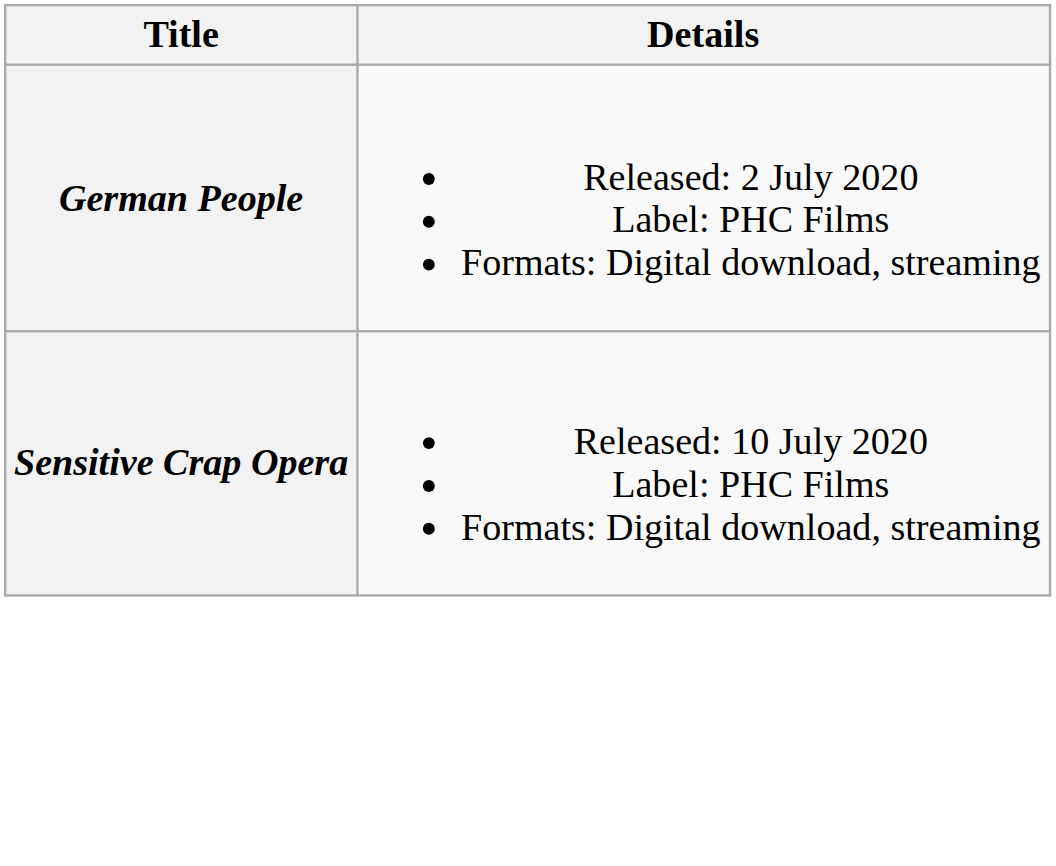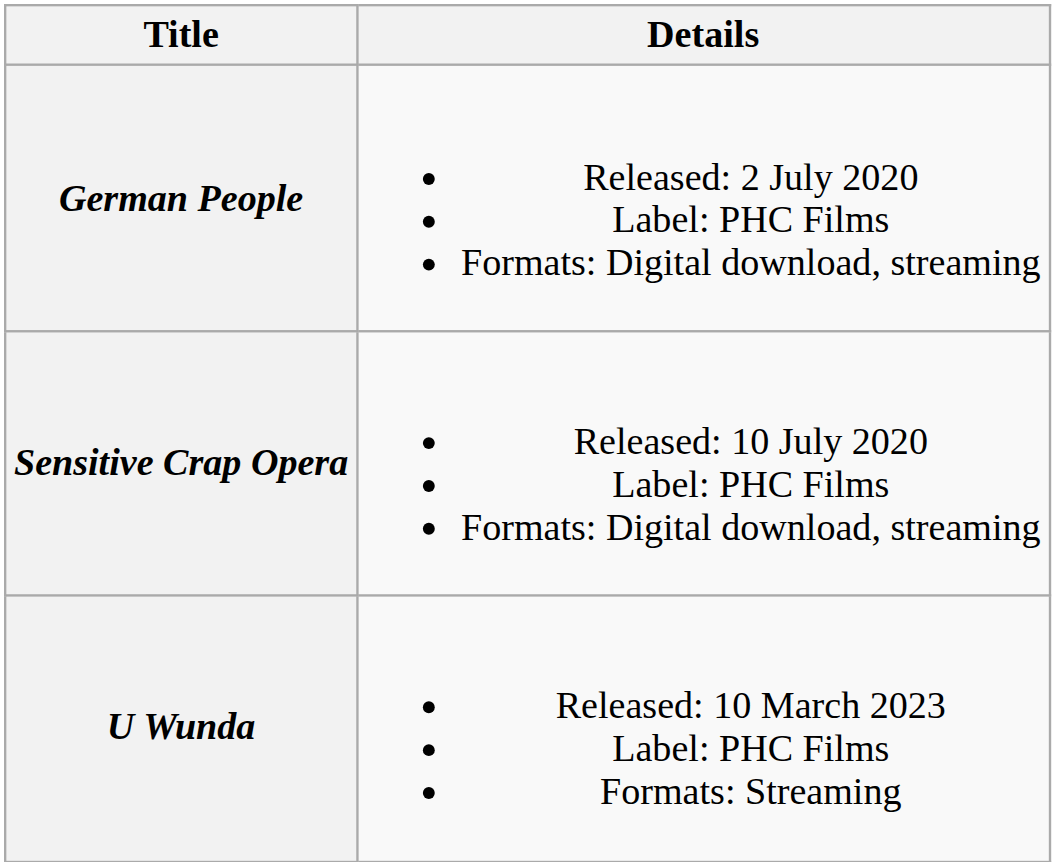+ row: (181, 727)
